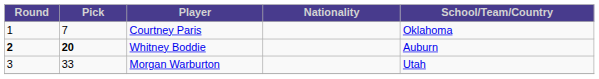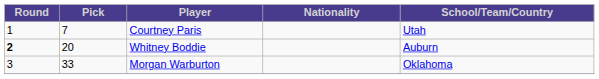(428, 30) Oklahoma -> (414, 30) Utah
(68, 47) bold -> (68, 47) normal
(414, 64) Utah -> (428, 64) Oklahoma
